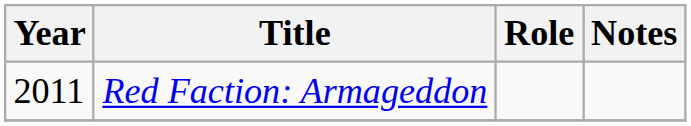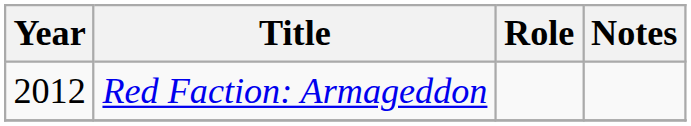(49, 90) 2011 -> (50, 90) 2012
